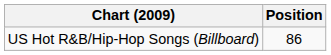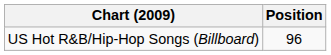(294, 38) 86 -> (294, 38) 96
